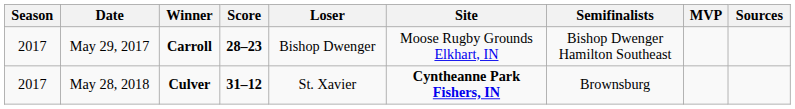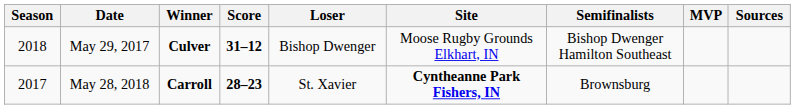(32, 46) 2017 -> (32, 46) 2018
(189, 46) Carroll -> (189, 46) Culver
(244, 46) 28–23 -> (244, 46) 31–12
(189, 84) Culver -> (189, 84) Carroll
(244, 84) 31–12 -> (244, 84) 28–23
